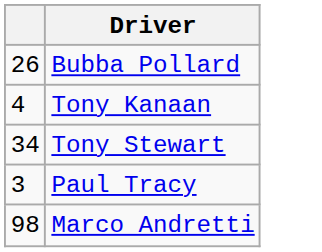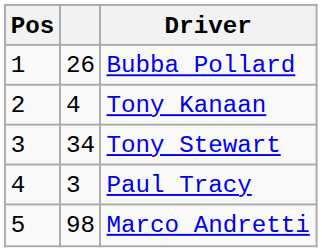+ column: (33, 25)
